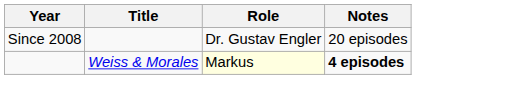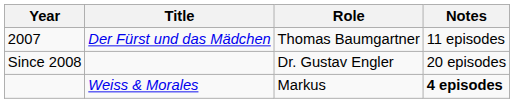+ row: (180, 39)
(229, 62) lightyellow background -> (302, 86) no background
